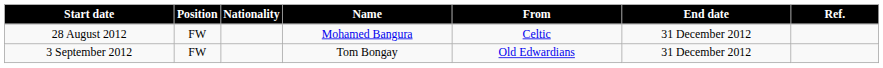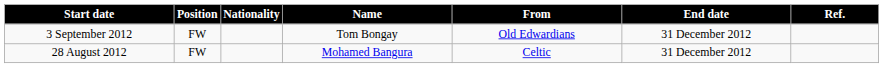rows swapped: (89, 34) <-> (89, 53)
